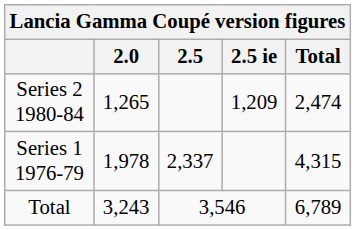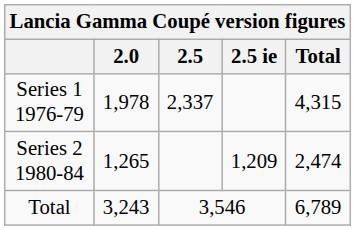rows swapped: (49, 161) <-> (49, 102)
